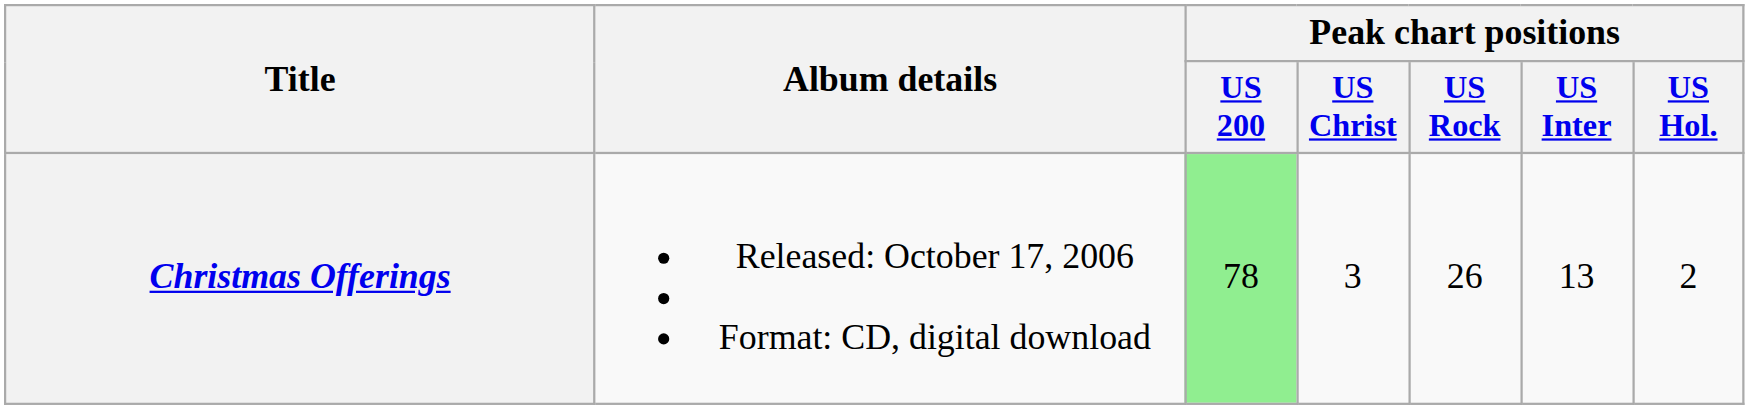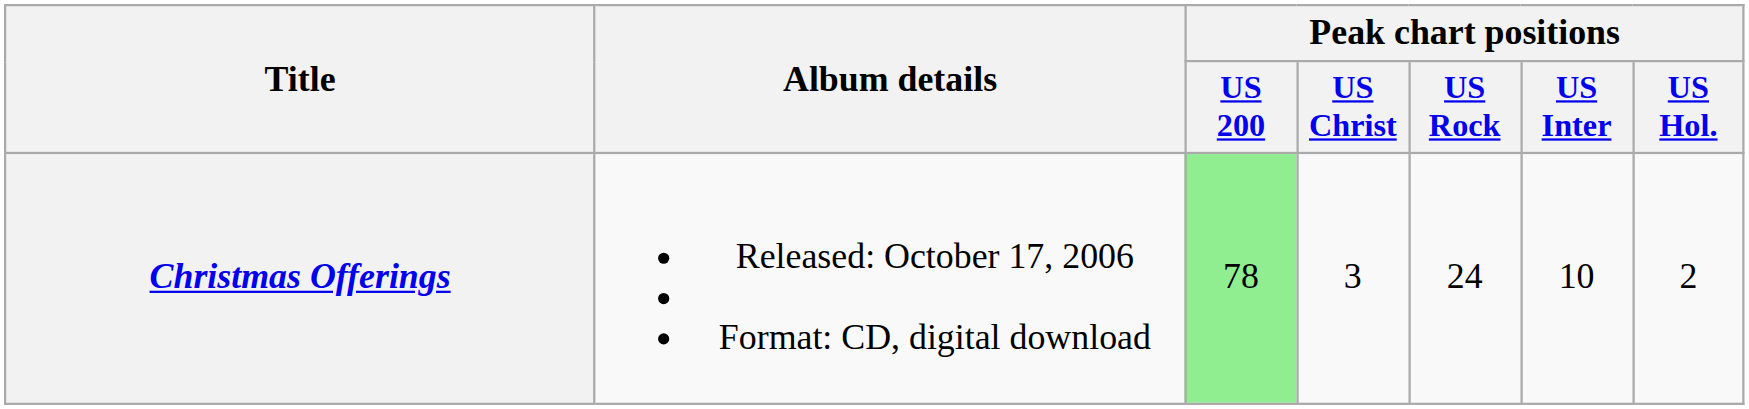(1465, 277) 26 -> (1465, 277) 24
(1577, 277) 13 -> (1577, 277) 10
